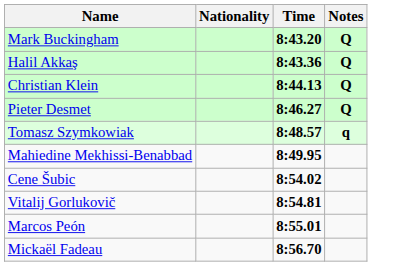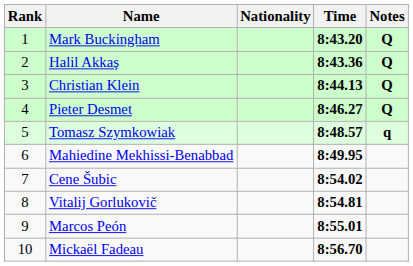+ column: (25, 16)
